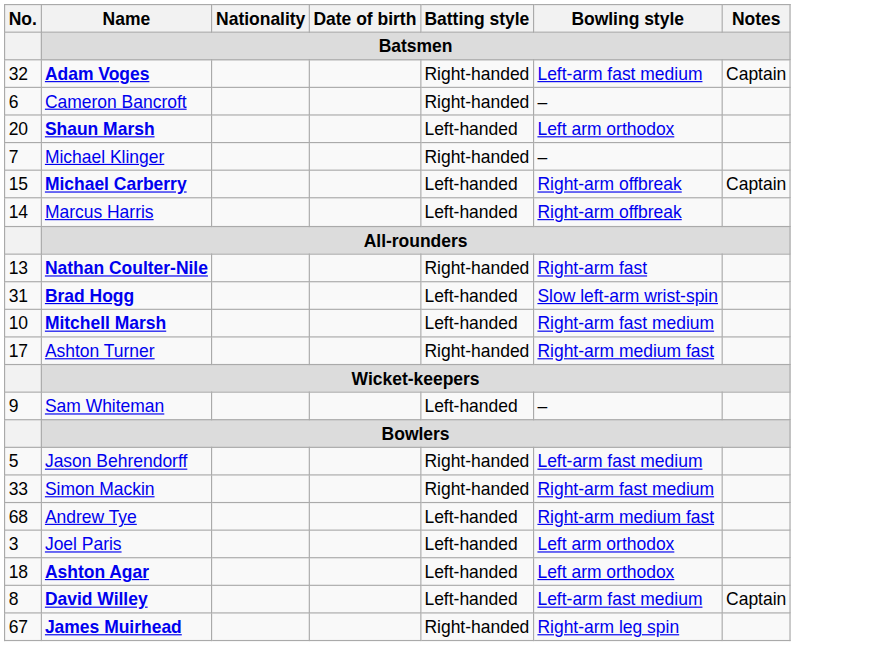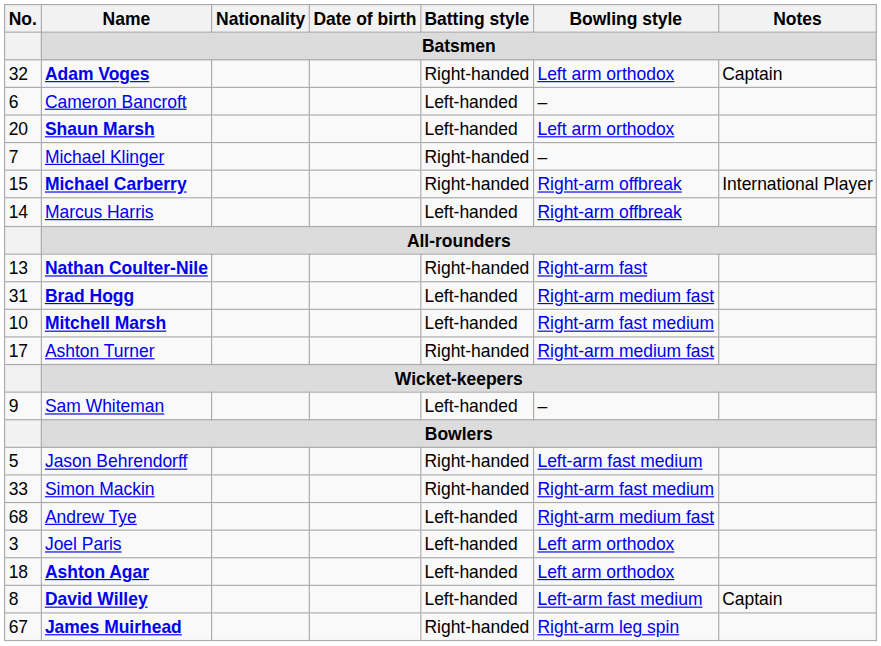(620, 74) Left-arm fast medium -> (606, 74) Left arm orthodox
(477, 102) Right-handed -> (471, 102) Left-handed
(471, 185) Left-handed -> (477, 185) Right-handed
(756, 185) Captain -> (797, 185) International Player
(628, 295) Slow left-arm wrist-spin -> (626, 295) Right-arm medium fast
